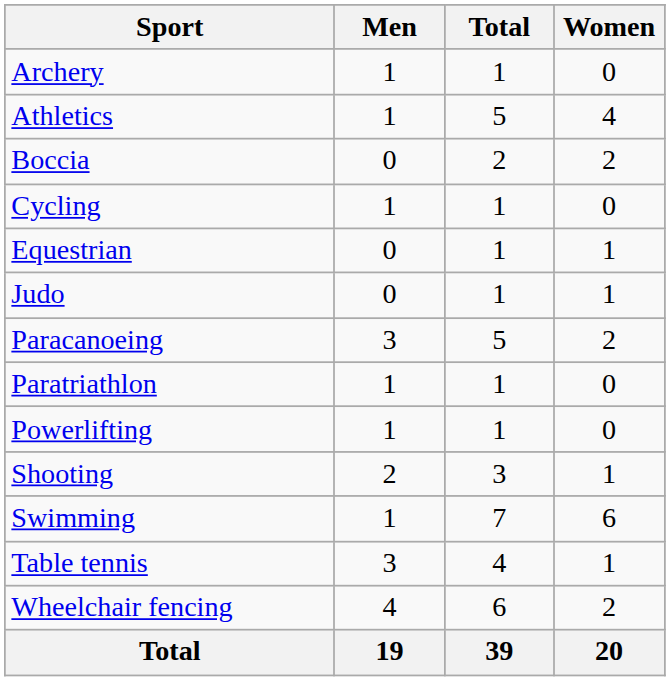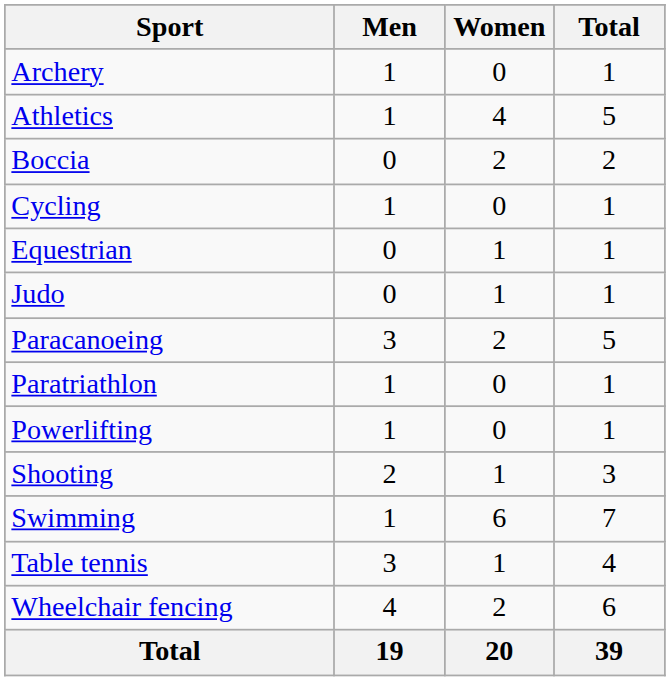columns swapped: (609, 26) <-> (499, 26)
